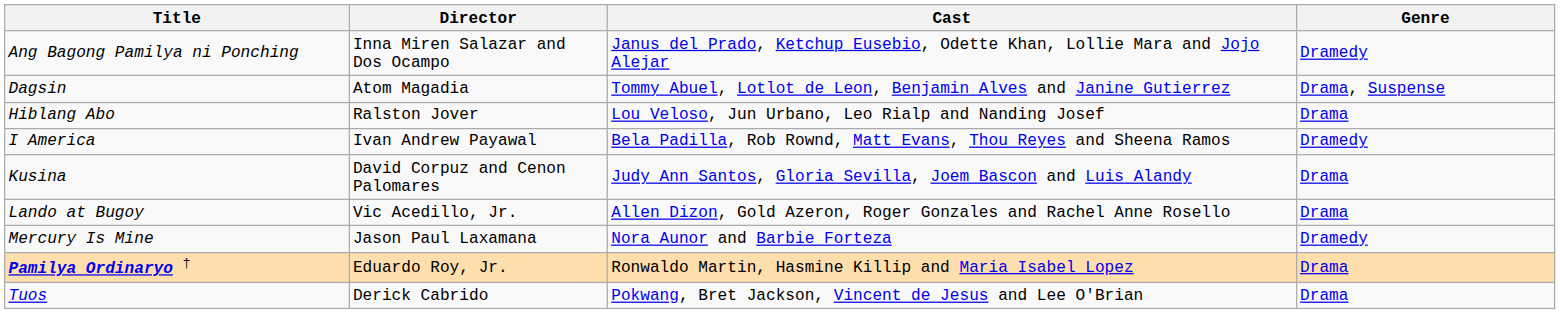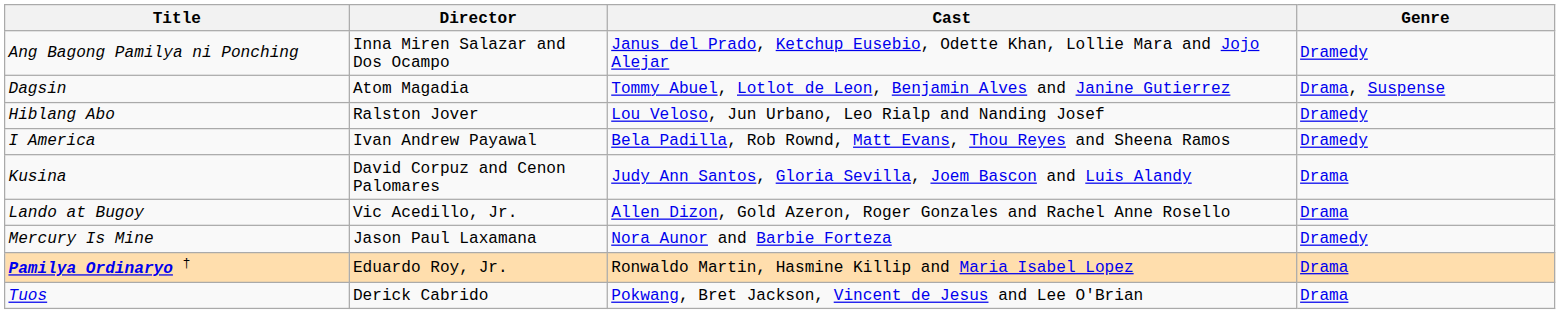(1324, 115) Drama -> (1334, 115) Dramedy
